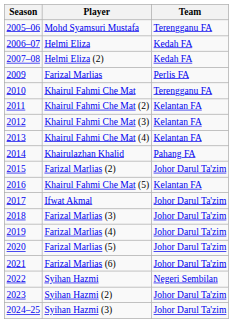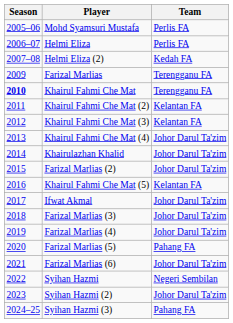(183, 27) Terengganu FA -> (171, 27) Perlis FA
(173, 43) Kedah FA -> (171, 43) Perlis FA
(171, 74) Perlis FA -> (183, 74) Terengganu FA
(16, 90) normal -> (16, 90) bold
(178, 137) Kelantan FA -> (190, 137) Johor Darul Ta'zim
(175, 153) Pahang FA -> (190, 153) Johor Darul Ta'zim
(190, 247) Johor Darul Ta'zim -> (175, 247) Pahang FA
(190, 310) Johor Darul Ta'zim -> (175, 310) Pahang FA
